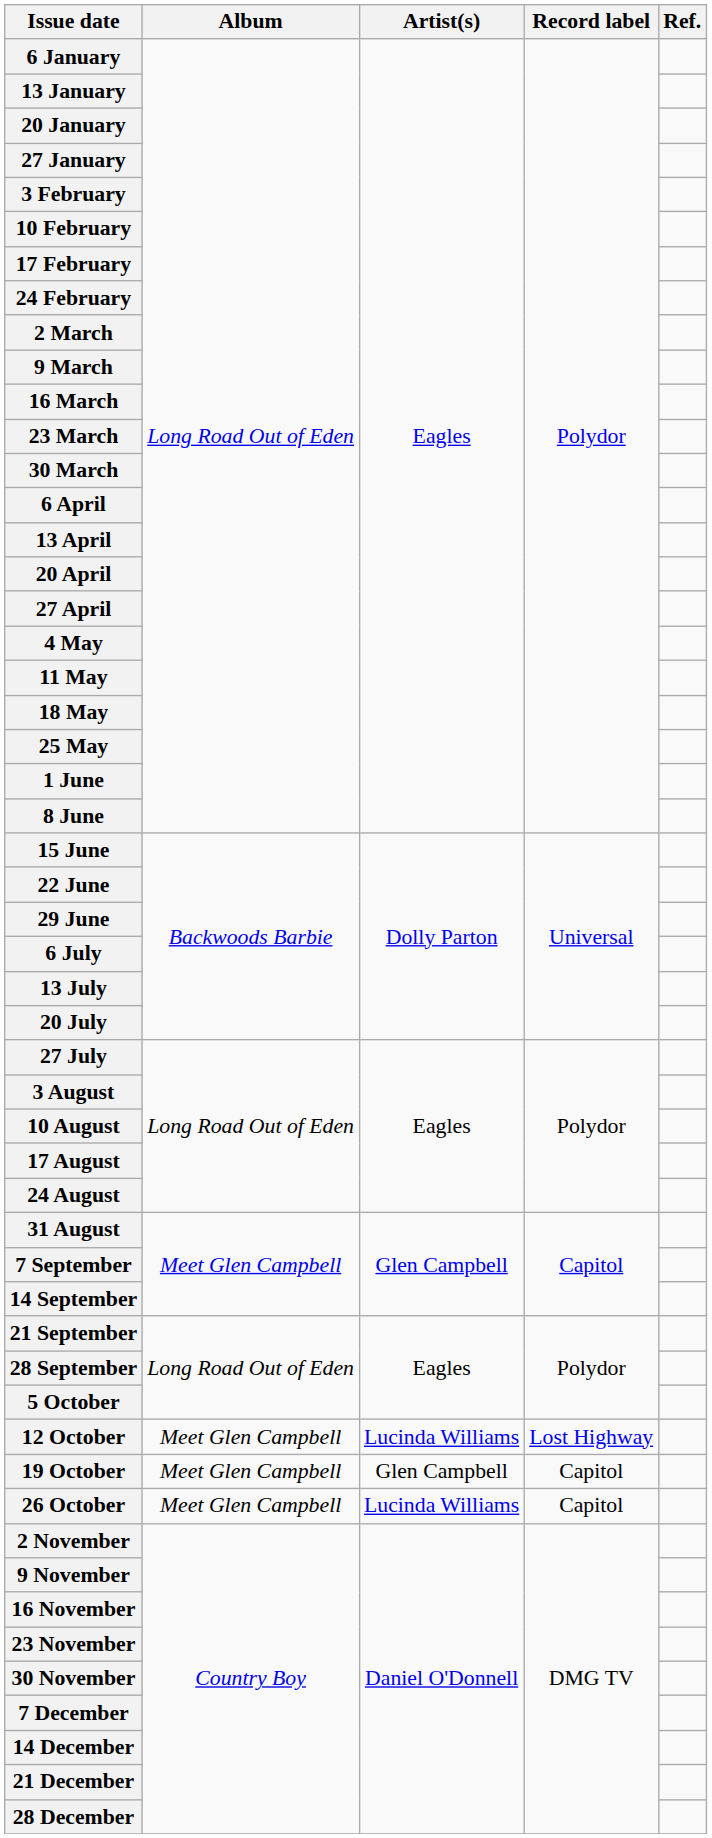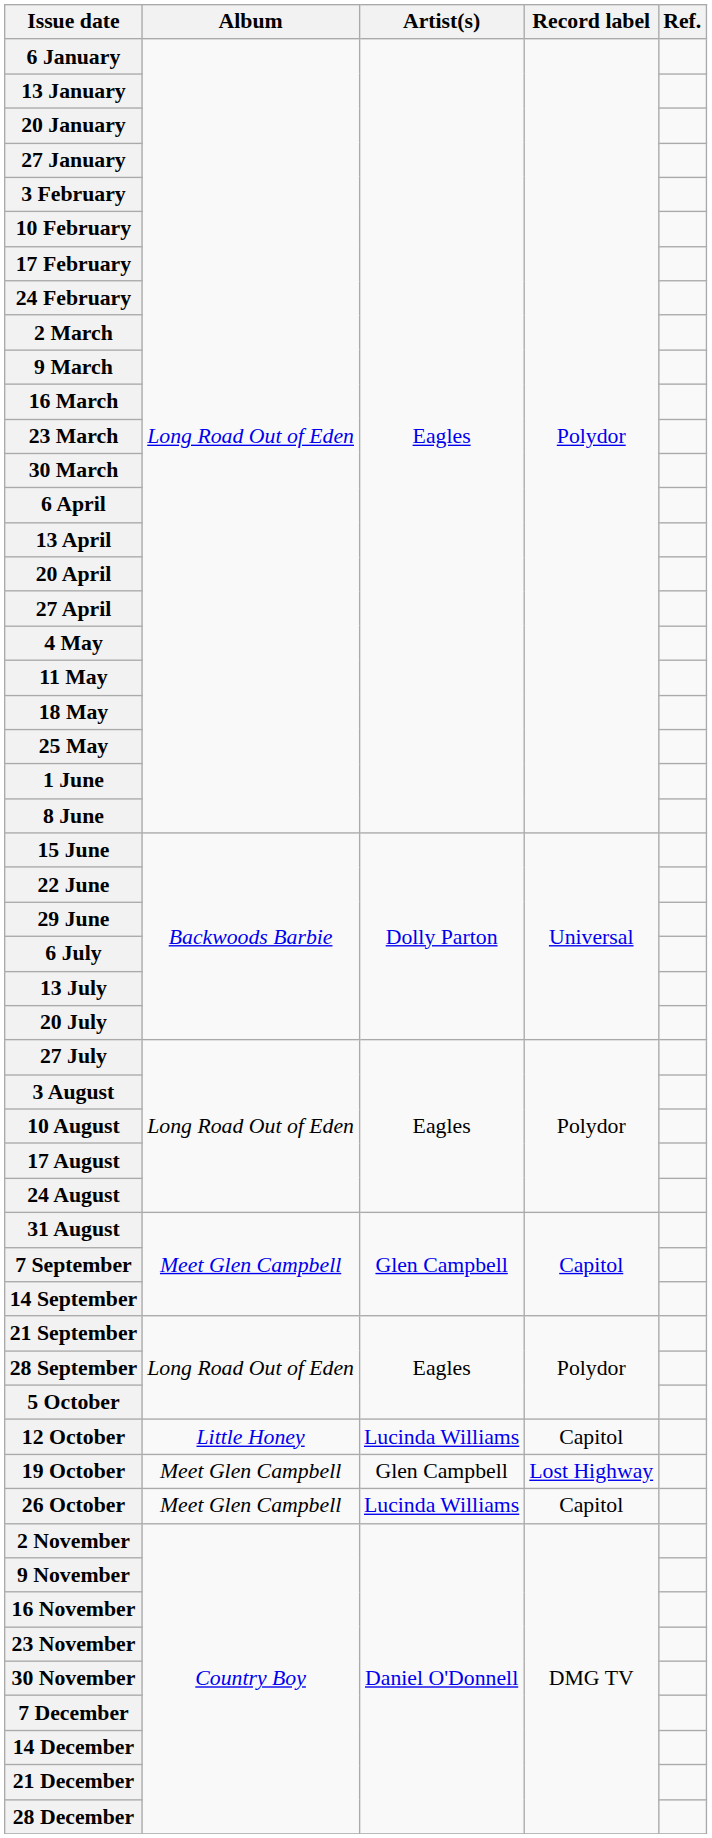(251, 1436) Meet Glen Campbell -> (251, 1436) Little Honey
(591, 1436) Lost Highway -> (591, 1436) Capitol
(591, 1471) Capitol -> (591, 1471) Lost Highway
